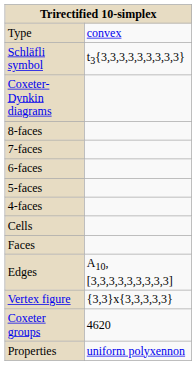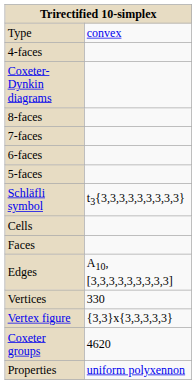rows swapped: (26, 58) <-> (25, 206)
+ row: (27, 299)
